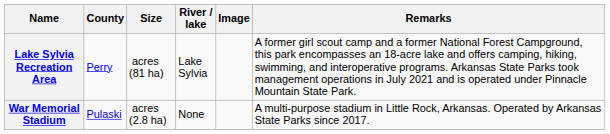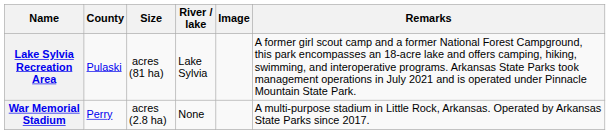(100, 67) Perry -> (104, 67) Pulaski
(104, 114) Pulaski -> (100, 114) Perry
